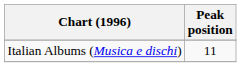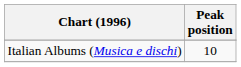(210, 51) 11 -> (210, 51) 10
